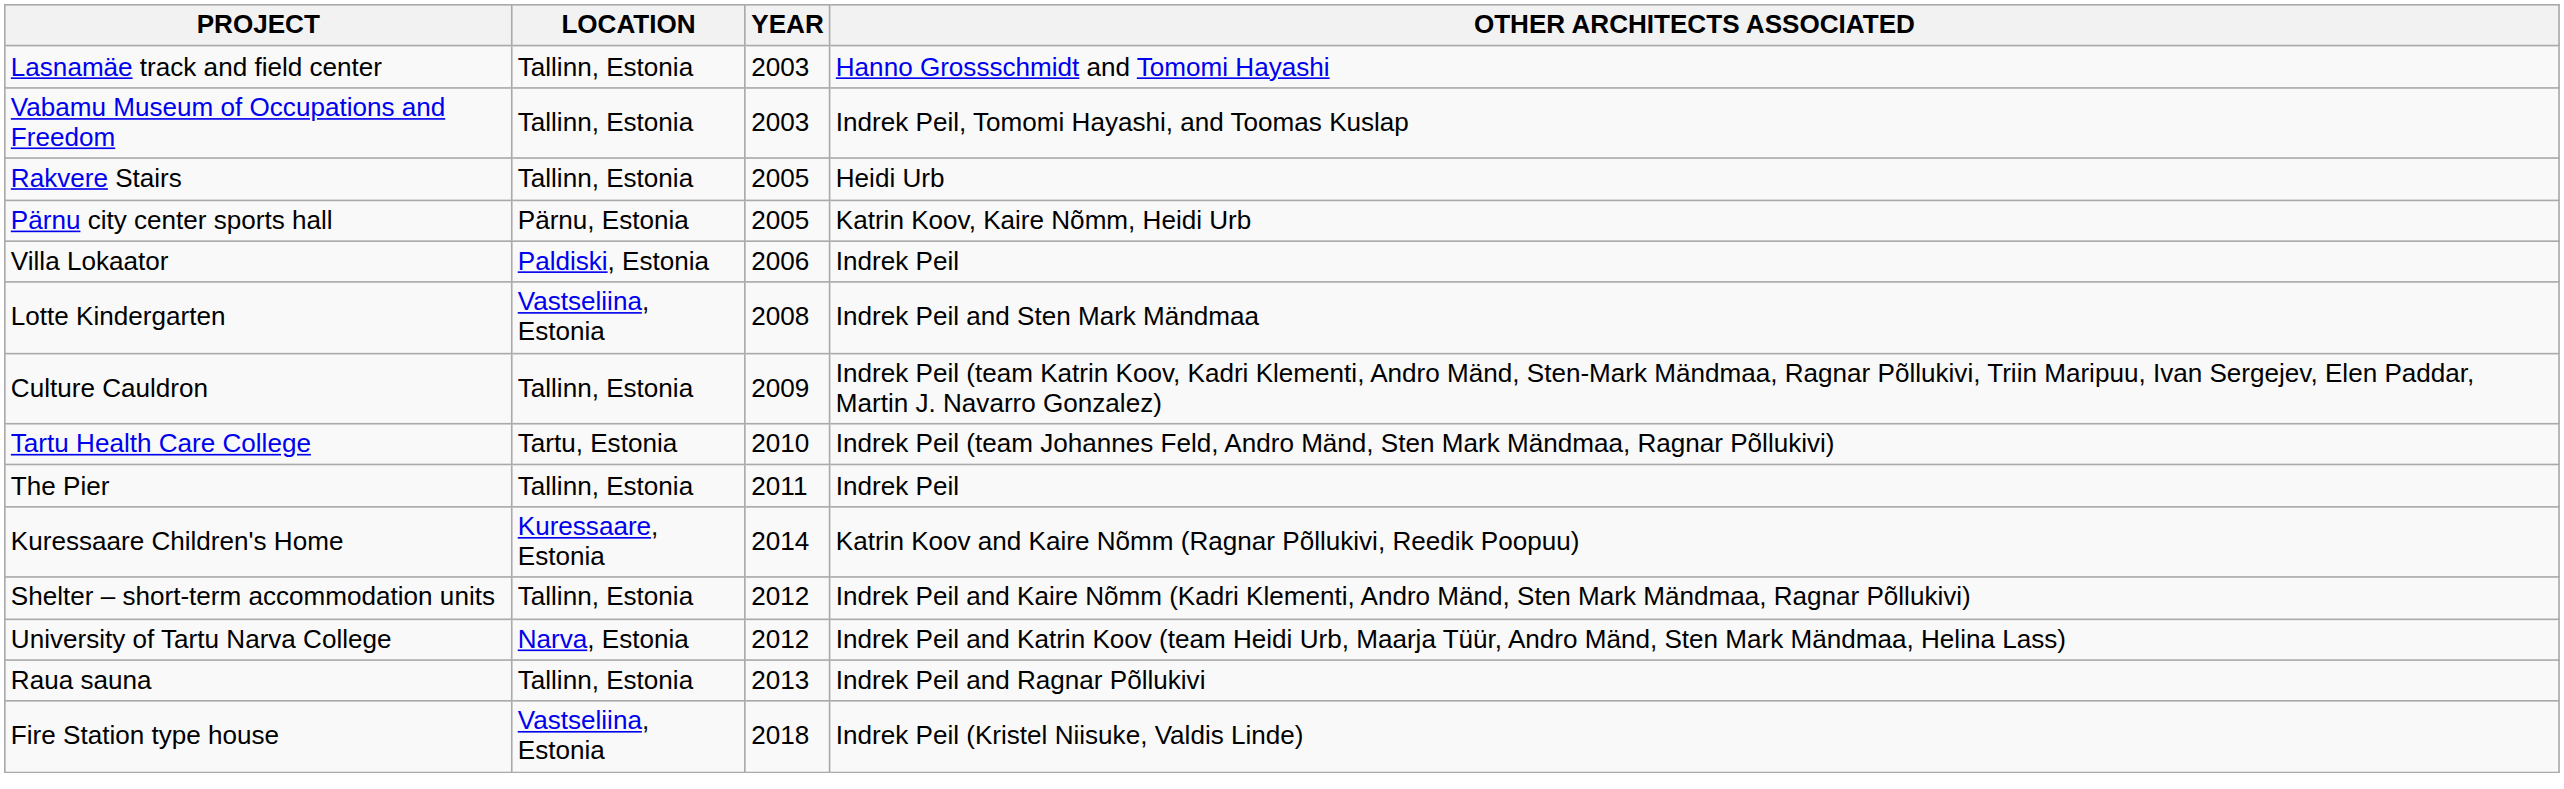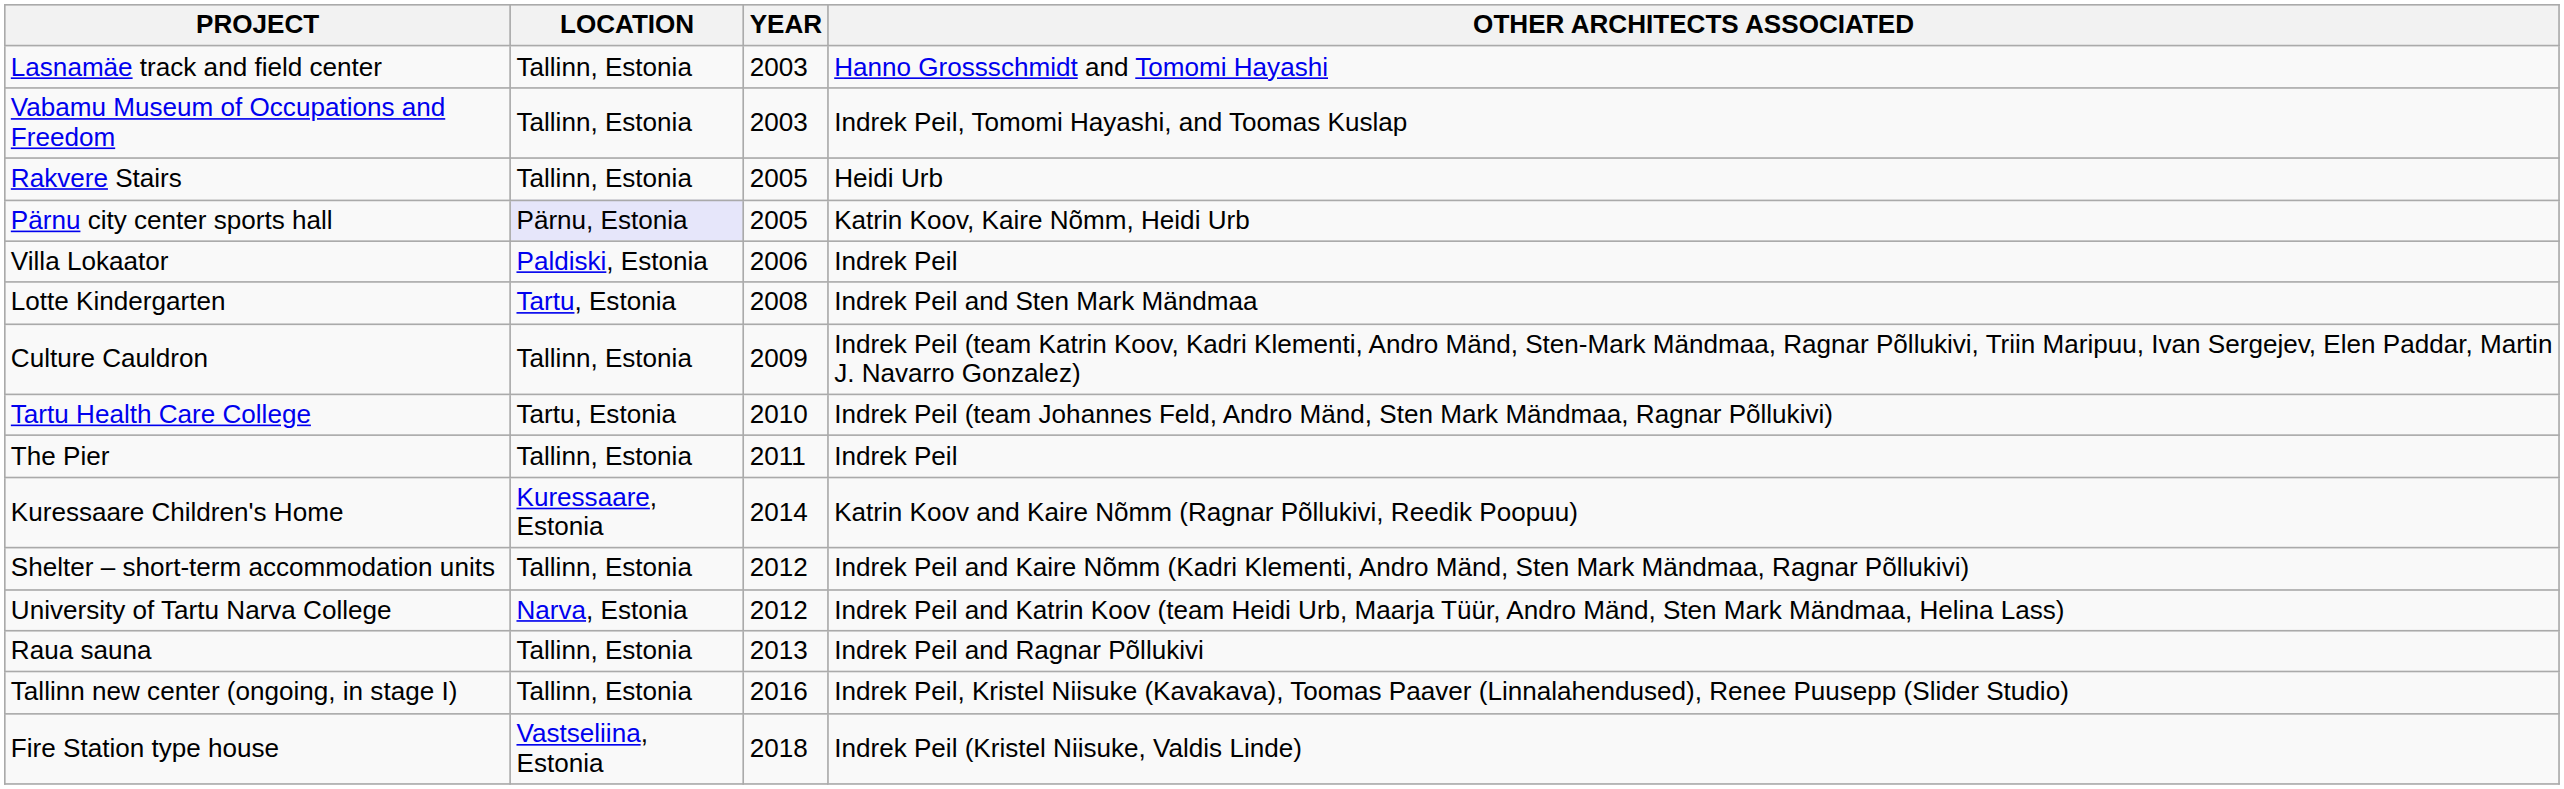(603, 219) no background -> (602, 219) lavender background
(583, 317) Vastseliina, Estonia -> (596, 302) Tartu, Estonia
+ row: (234, 692)
